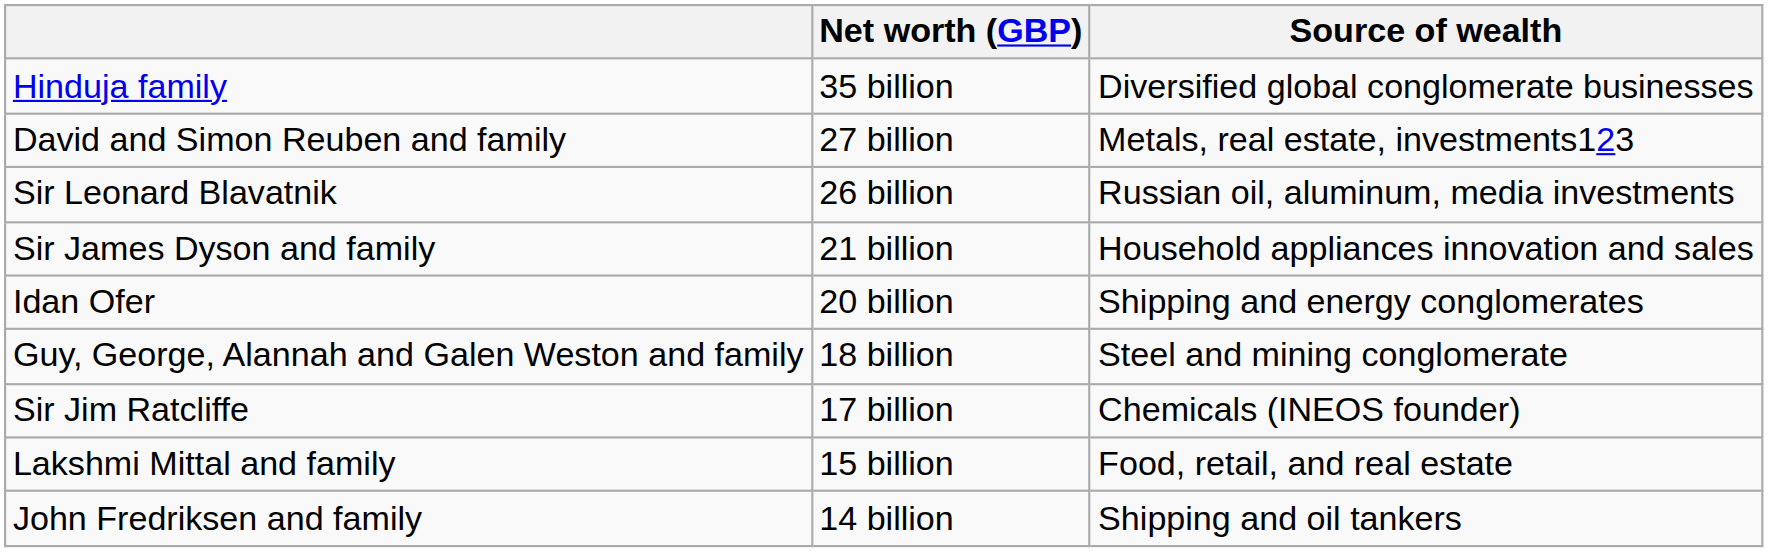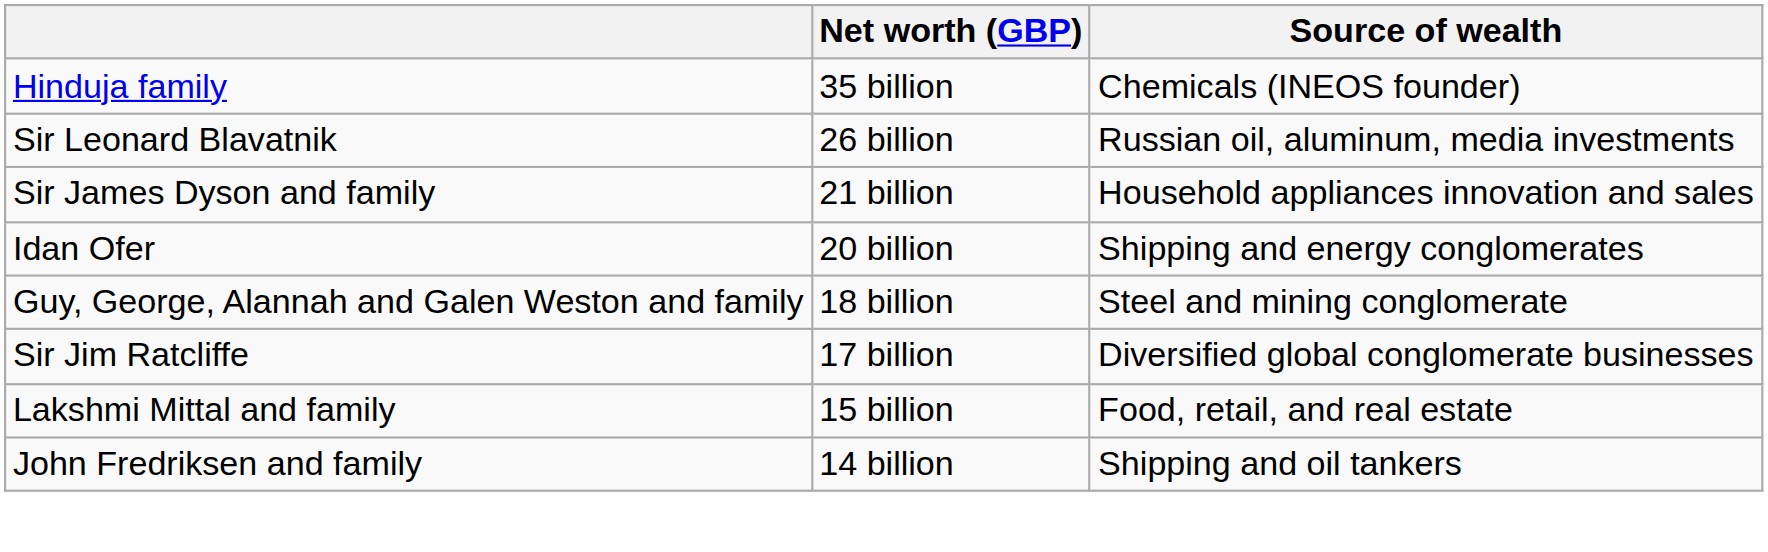(1426, 85) Diversified global conglomerate businesses -> (1309, 85) Chemicals (INEOS founder)
- row: (290, 139)
(1309, 409) Chemicals (INEOS founder) -> (1426, 355) Diversified global conglomerate businesses
